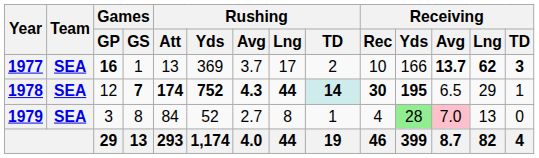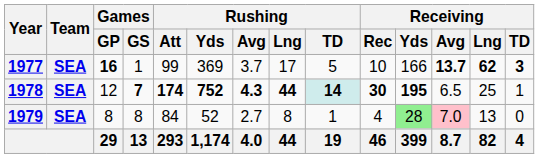(170, 66) 13 -> (170, 66) 99
(333, 66) 2 -> (333, 66) 5
(487, 91) 29 -> (487, 91) 25
(109, 116) 3 -> (109, 116) 8
